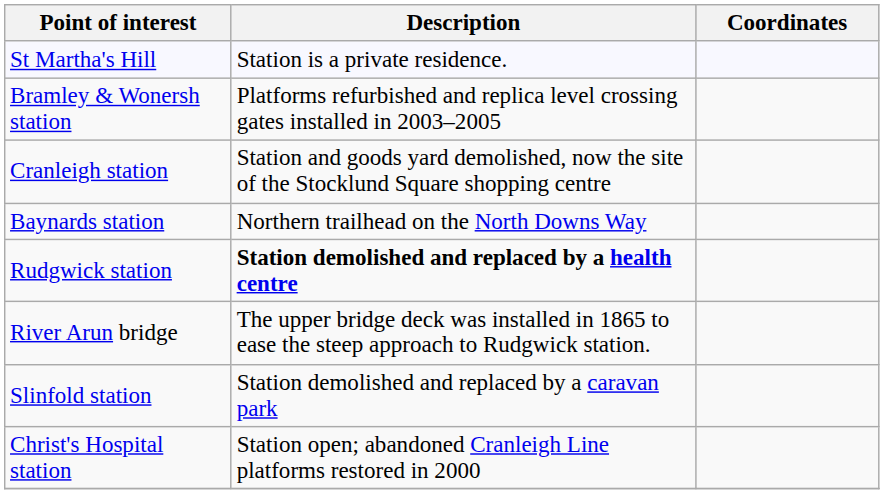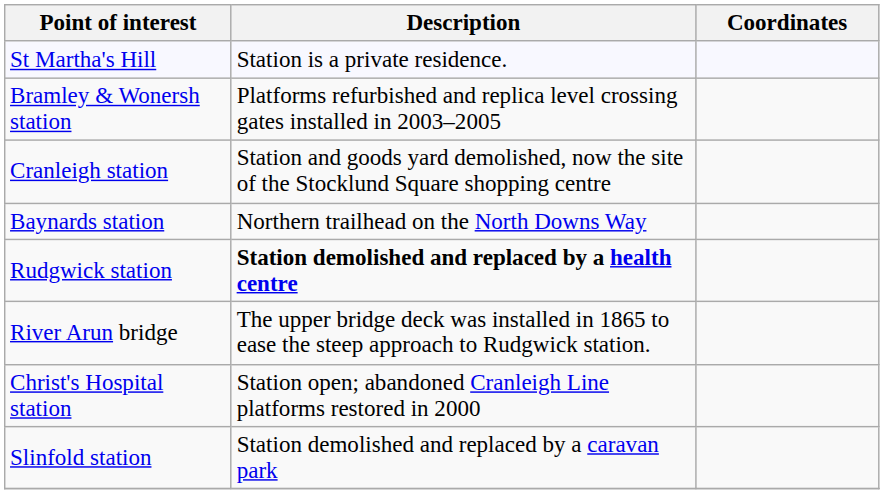rows swapped: (81, 395) <-> (87, 457)
